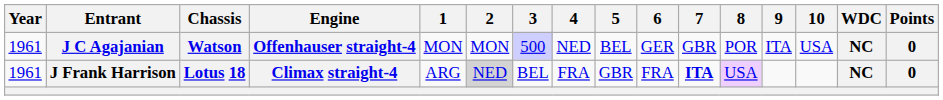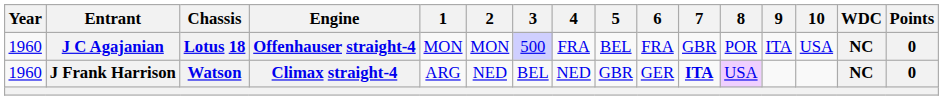(25, 46) 1961 -> (25, 46) 1960
(215, 46) Watson -> (215, 46) Lotus 18
(574, 46) NED -> (574, 46) FRA
(657, 46) GER -> (657, 46) FRA
(25, 73) 1961 -> (25, 73) 1960
(215, 73) Lotus 18 -> (215, 73) Watson
(490, 73) lightgrey background -> (490, 73) no background
(574, 73) FRA -> (574, 73) NED
(657, 73) FRA -> (657, 73) GER
